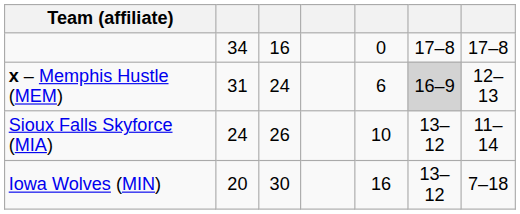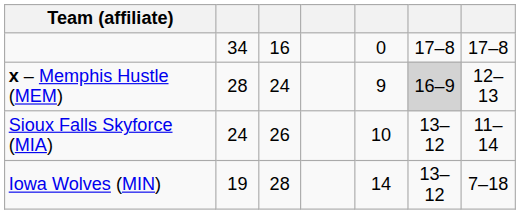(237, 86) 31 -> (237, 86) 28
(381, 86) 6 -> (381, 86) 9
(237, 184) 20 -> (237, 184) 19
(280, 184) 30 -> (280, 184) 28
(381, 184) 16 -> (381, 184) 14
